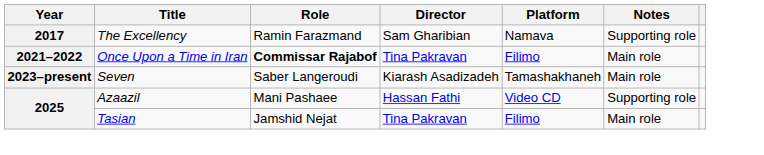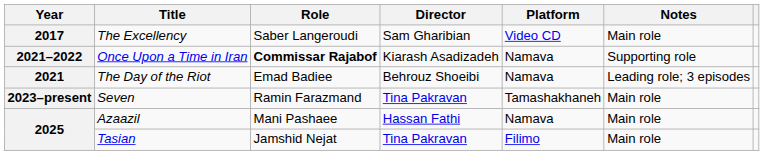(307, 35) Ramin Farazmand -> (306, 35) Saber Langeroudi
(529, 35) Namava -> (533, 35) Video CD
(652, 35) Supporting role -> (634, 35) Main role
(425, 56) Tina Pakravan -> (441, 56) Kiarash Asadizadeh
(522, 56) Filimo -> (529, 56) Namava
(634, 56) Main role -> (652, 56) Supporting role
+ row: (154, 77)
(306, 77) Saber Langeroudi -> (307, 98) Ramin Farazmand
(441, 77) Kiarash Asadizadeh -> (425, 98) Tina Pakravan
(533, 98) Video CD -> (529, 118) Namava
(652, 98) Supporting role -> (634, 118) Main role
